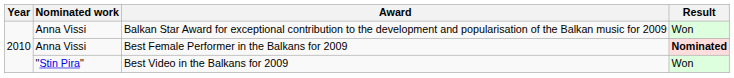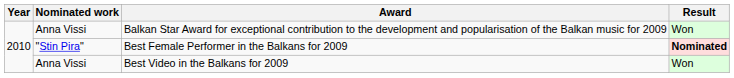(61, 47) Anna Vissi -> (60, 47) "Stin Pira"
(60, 64) "Stin Pira" -> (61, 64) Anna Vissi
